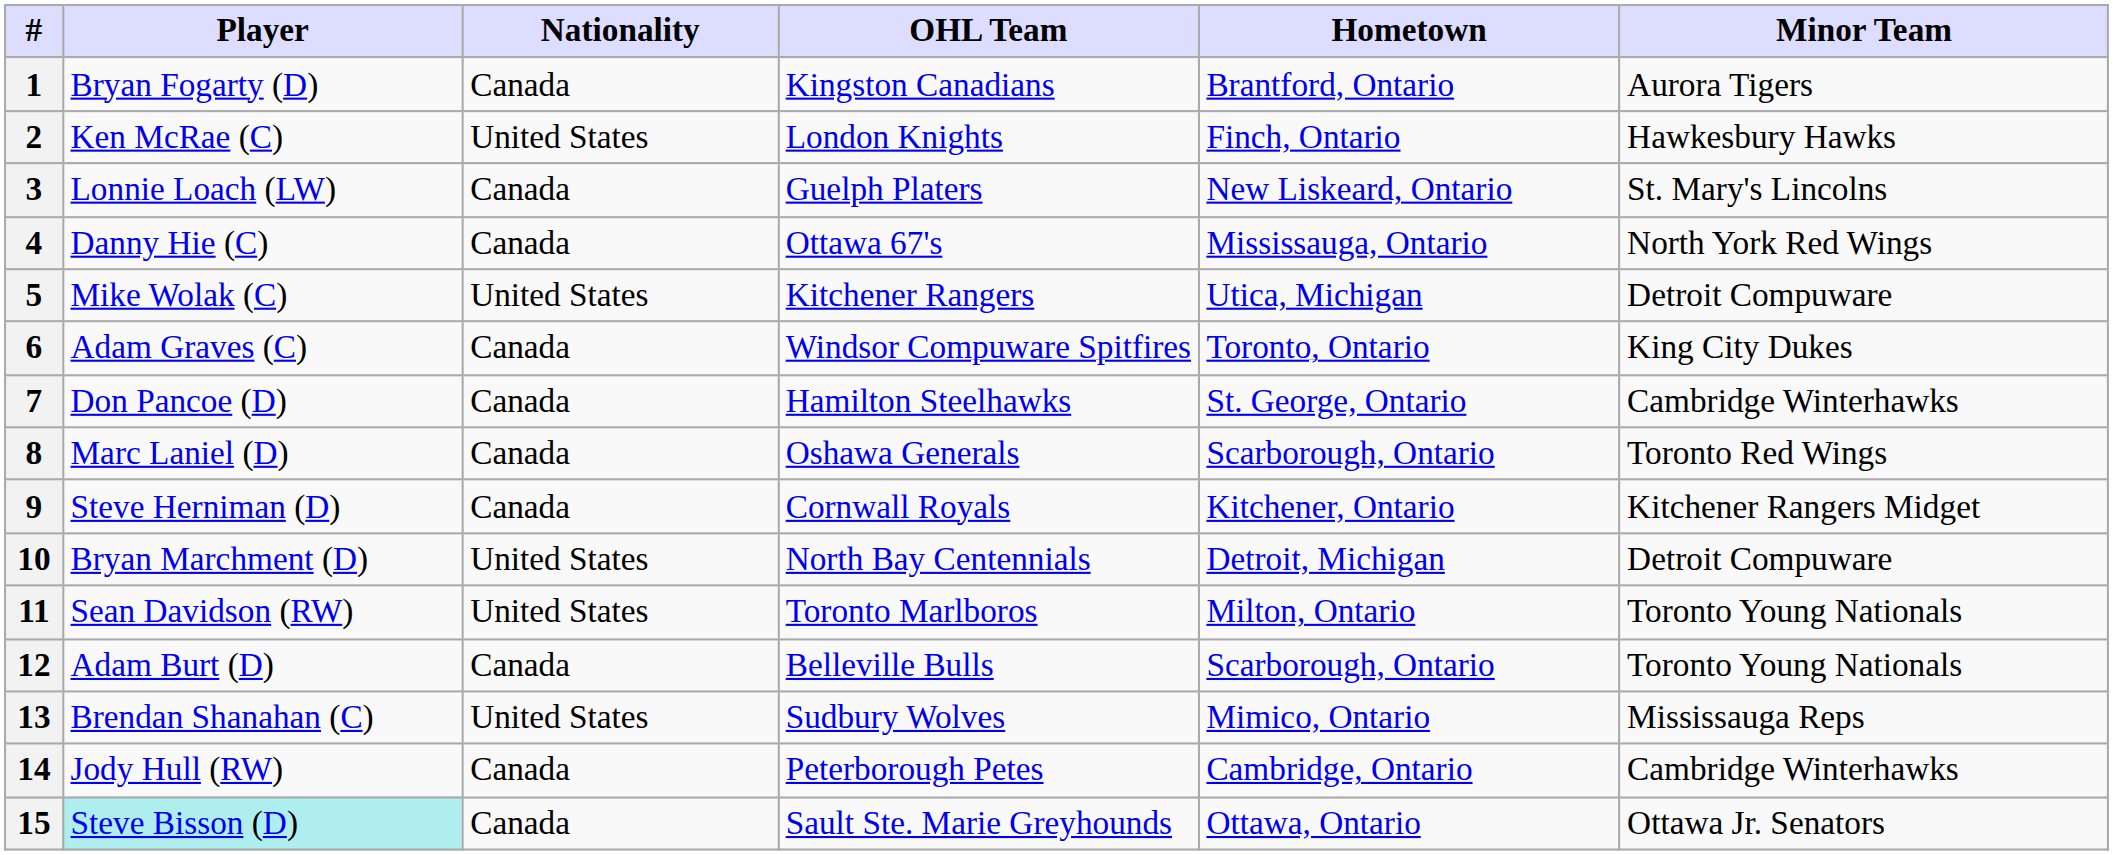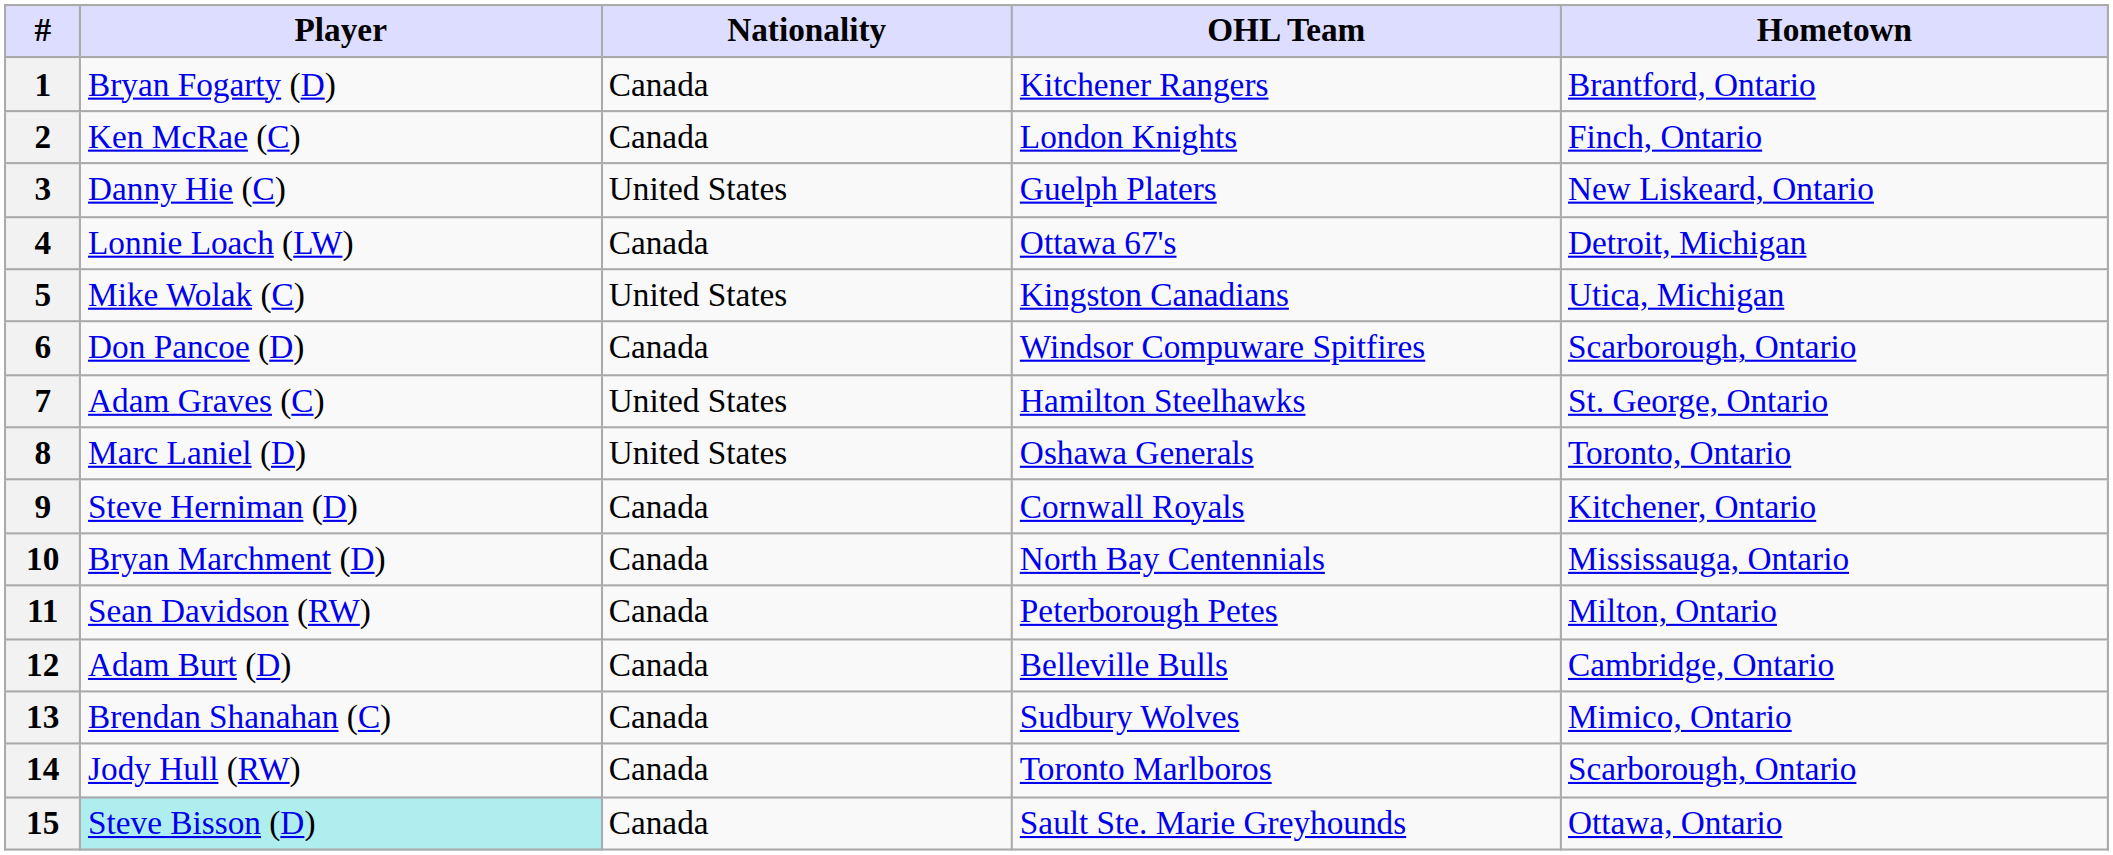- column: (1864, 30)
(920, 83) Kingston Canadians -> (1144, 83) Kitchener Rangers
(559, 136) United States -> (659, 136) Canada
(203, 189) Lonnie Loach (LW) -> (187, 189) Danny Hie (C)
(520, 189) Canada -> (698, 189) United States
(169, 242) Danny Hie (C) -> (221, 242) Lonnie Loach (LW)
(1347, 242) Mississauga, Ontario -> (1687, 242) Detroit, Michigan
(910, 294) Kitchener Rangers -> (1154, 294) Kingston Canadians
(189, 347) Adam Graves (C) -> (196, 347) Don Pancoe (D)
(1318, 347) Toronto, Ontario -> (1712, 347) Scarborough, Ontario
(179, 400) Don Pancoe (D) -> (206, 400) Adam Graves (C)
(520, 400) Canada -> (698, 400) United States
(520, 453) Canada -> (698, 453) United States
(1351, 453) Scarborough, Ontario -> (1680, 453) Toronto, Ontario
(559, 558) United States -> (659, 558) Canada
(1326, 558) Detroit, Michigan -> (1709, 558) Mississauga, Ontario
(559, 611) United States -> (659, 611) Canada
(912, 611) Toronto Marlboros -> (1149, 611) Peterborough Petes
(1351, 664) Scarborough, Ontario -> (1701, 664) Cambridge, Ontario
(559, 717) United States -> (659, 717) Canada
(915, 769) Peterborough Petes -> (1146, 769) Toronto Marlboros
(1339, 769) Cambridge, Ontario -> (1712, 769) Scarborough, Ontario
